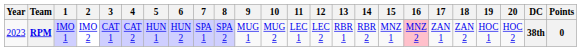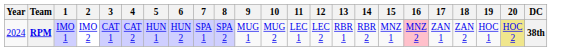- column: (562, 11)
(16, 32) 2023 -> (16, 32) 2024
(513, 32) no background -> (513, 32) khaki background
